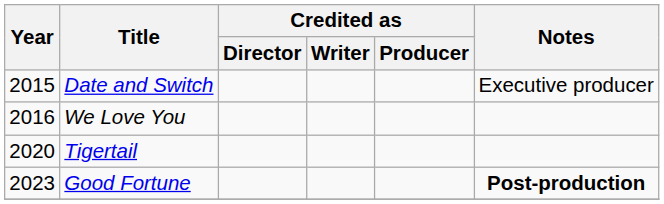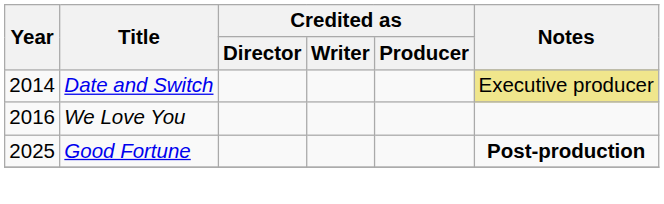(32, 85) 2015 -> (32, 85) 2014
(566, 85) no background -> (566, 85) khaki background
- row: (101, 150)
(32, 183) 2023 -> (32, 150) 2025
